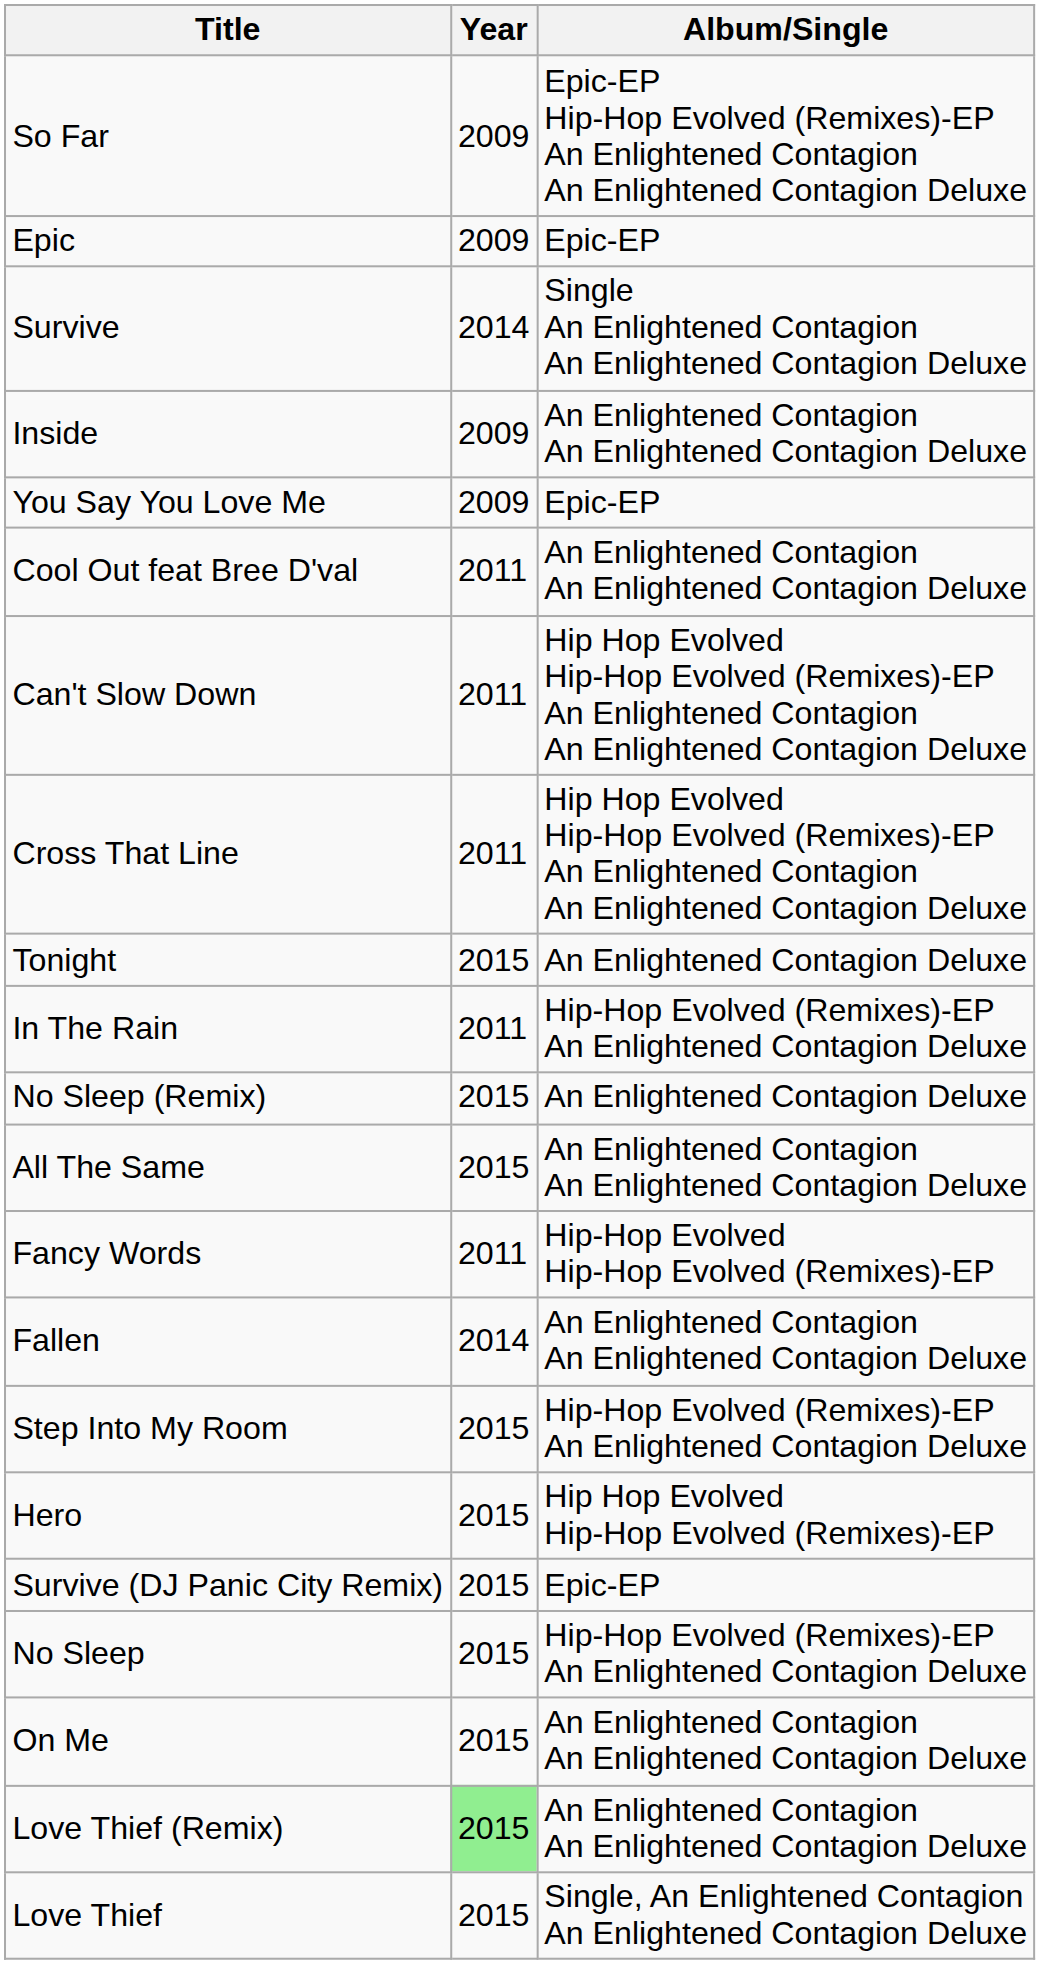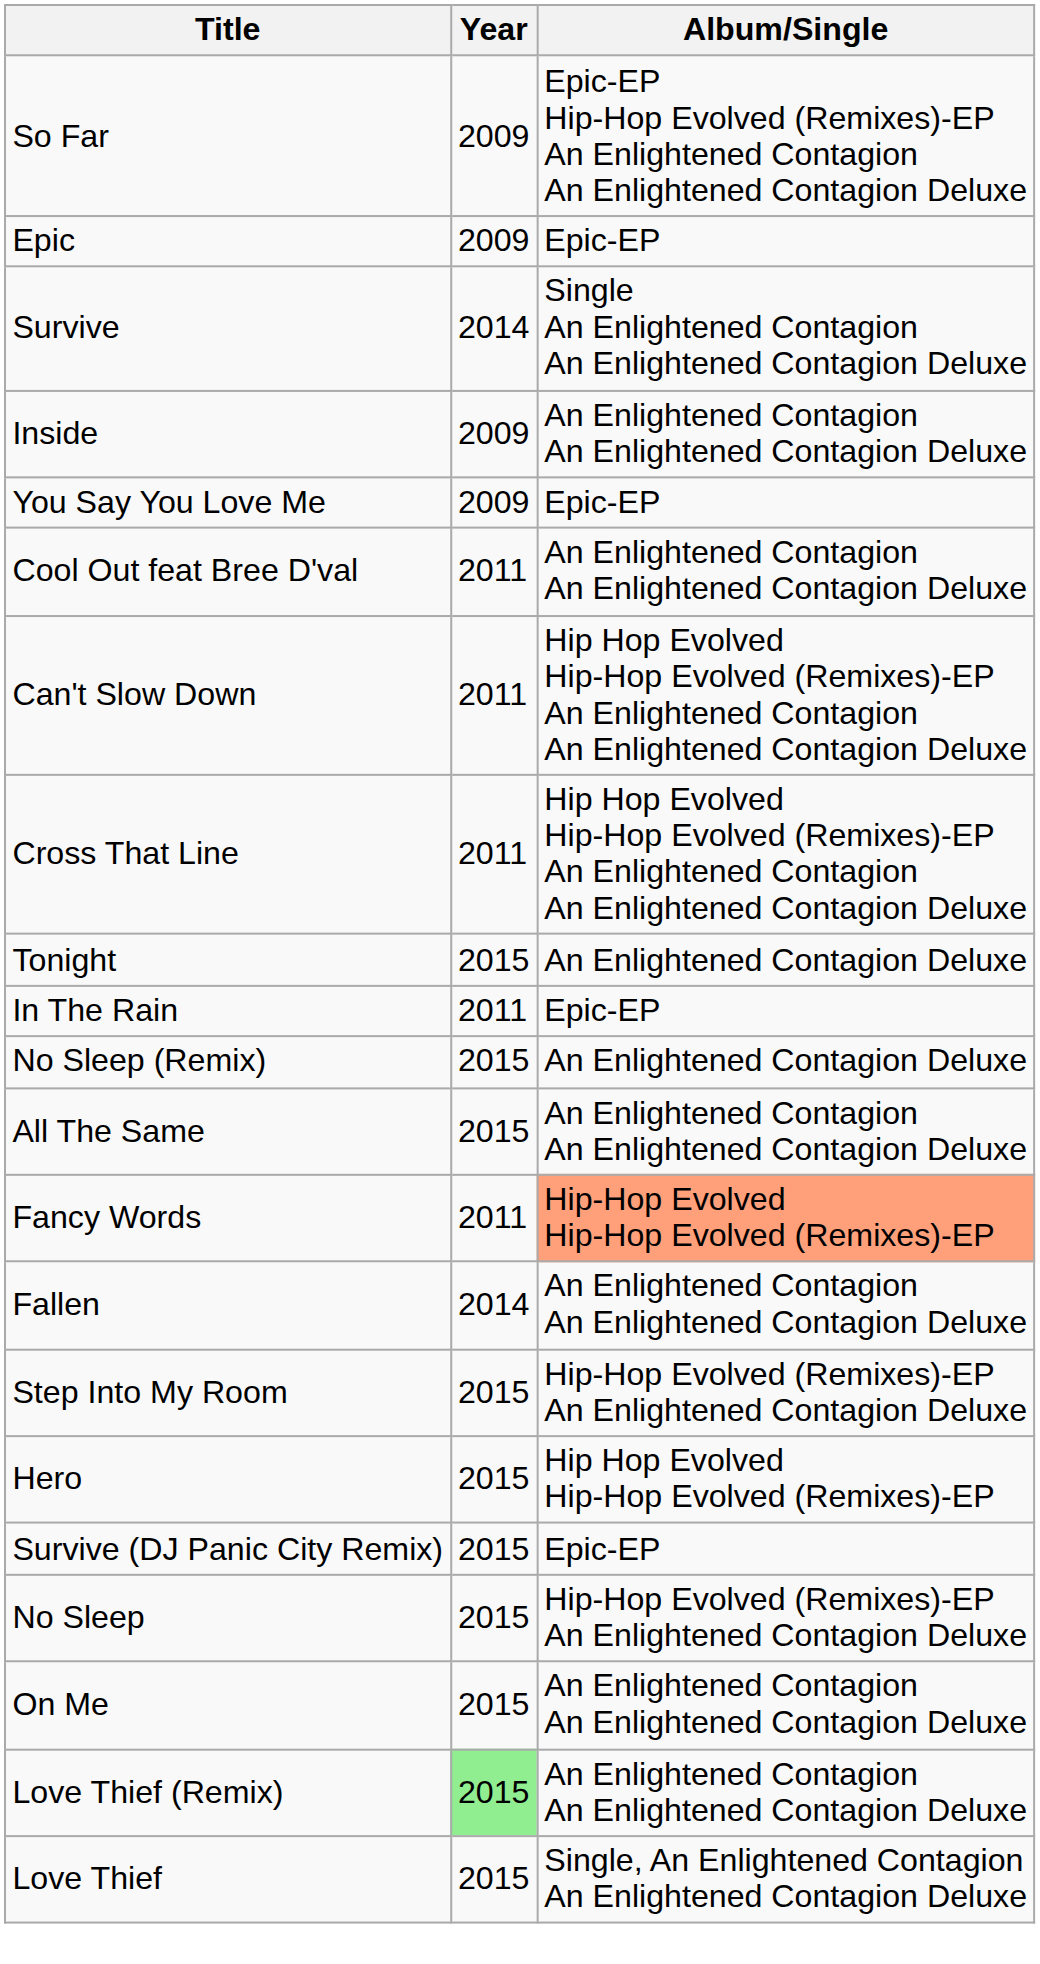(786, 1028) Hip-Hop Evolved (Remixes)-EP An Enlightened Contagion Deluxe -> (602, 1010) Epic-EP
(769, 1253) no background -> (769, 1217) lightsalmon background
